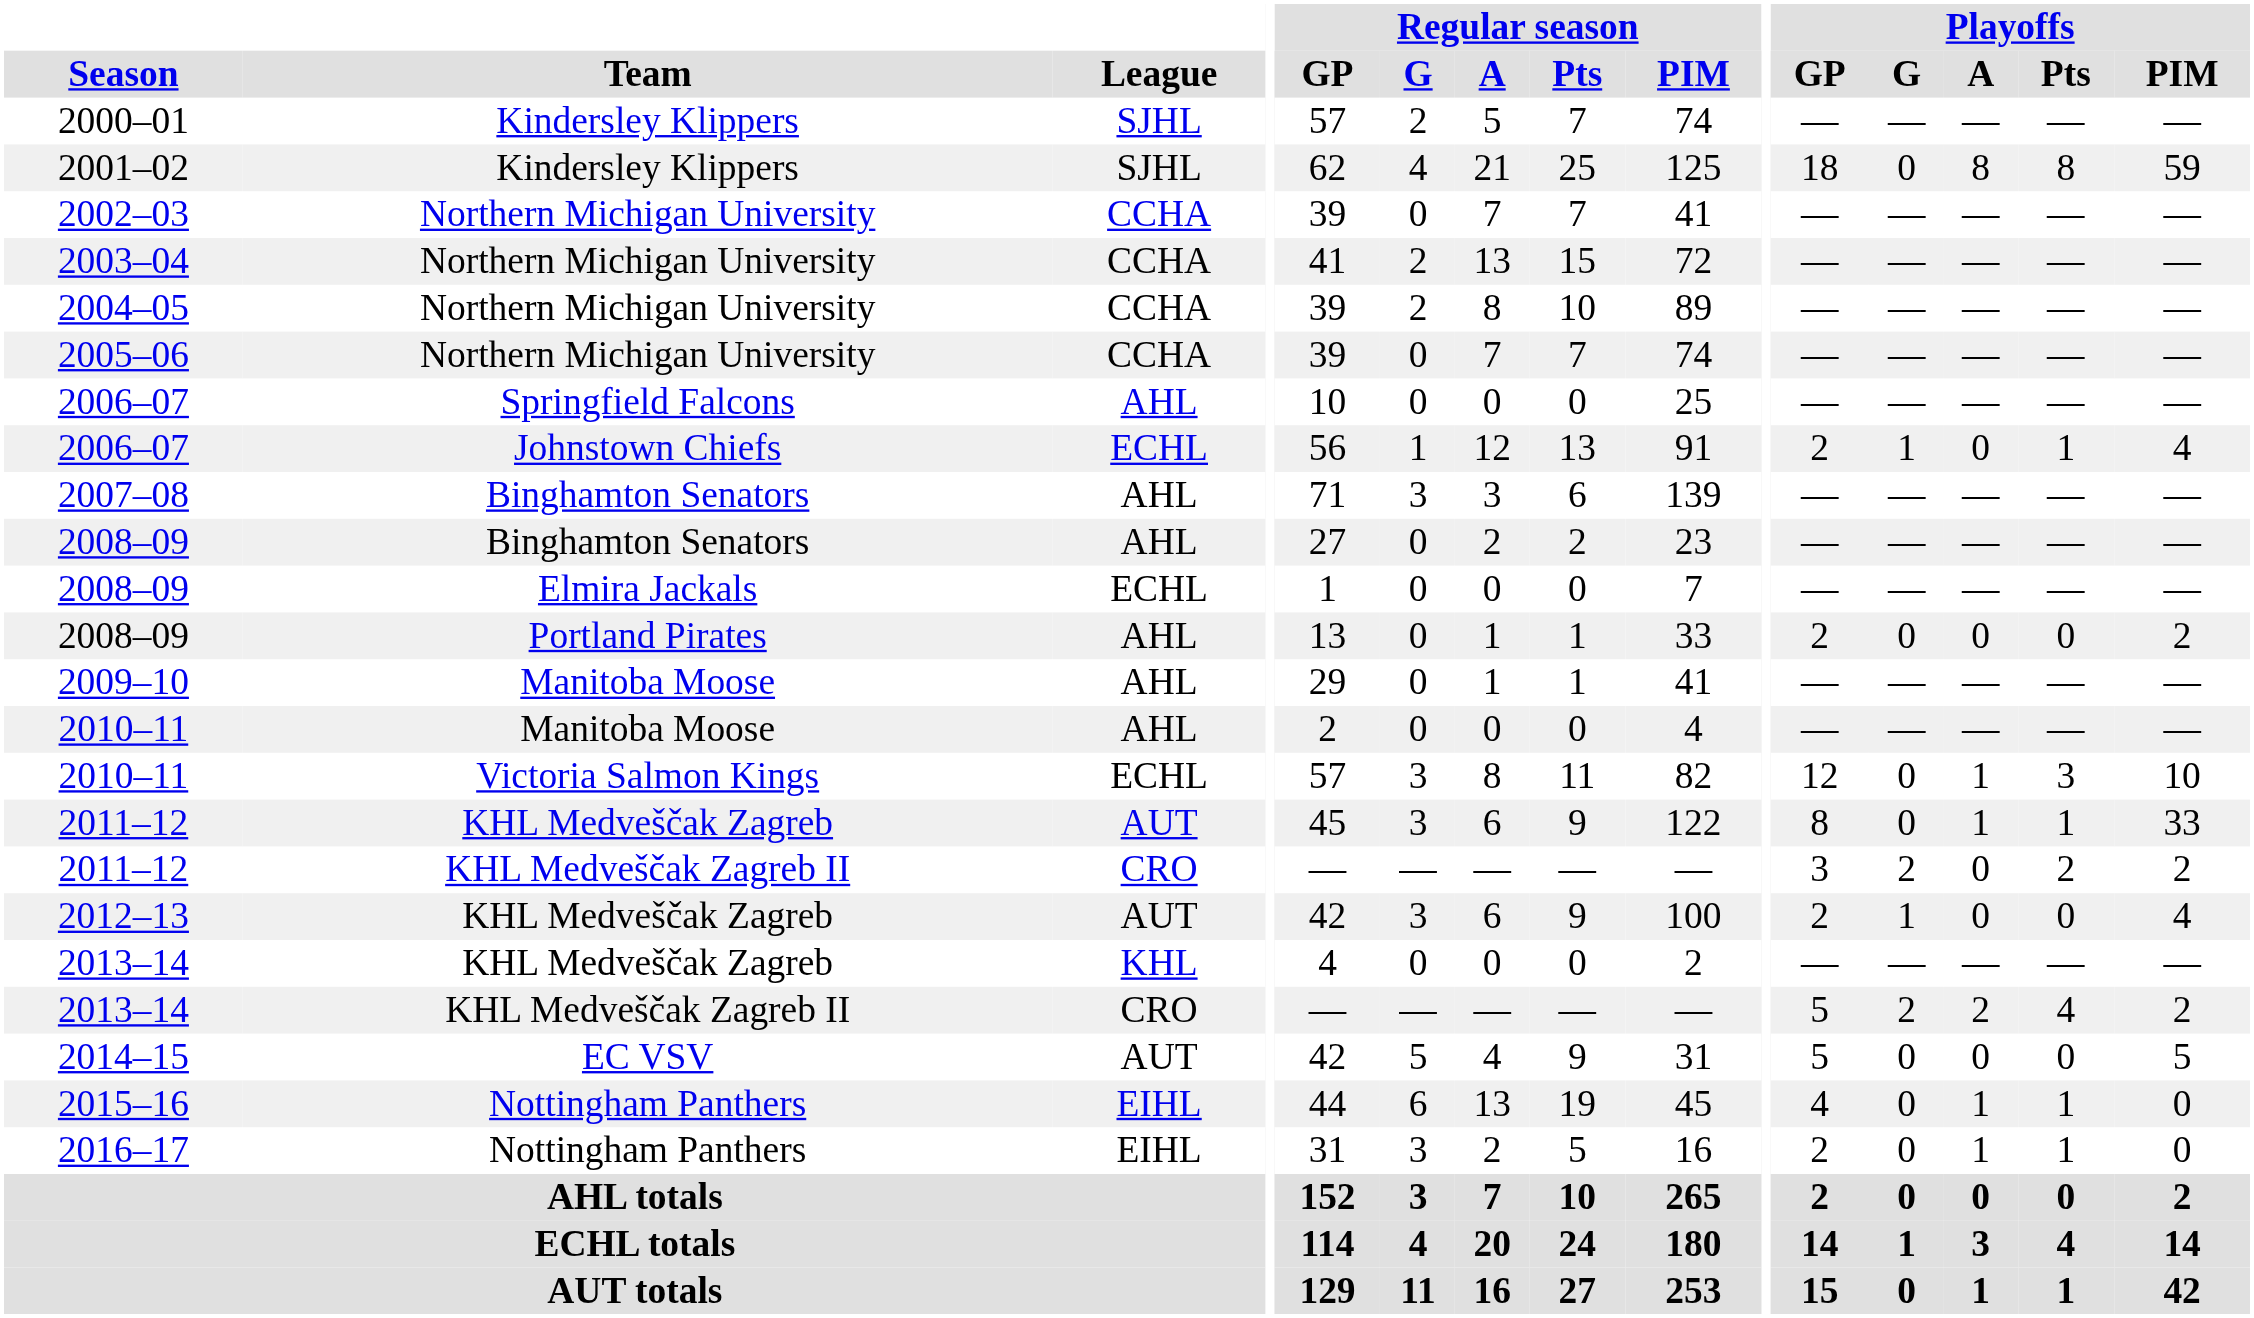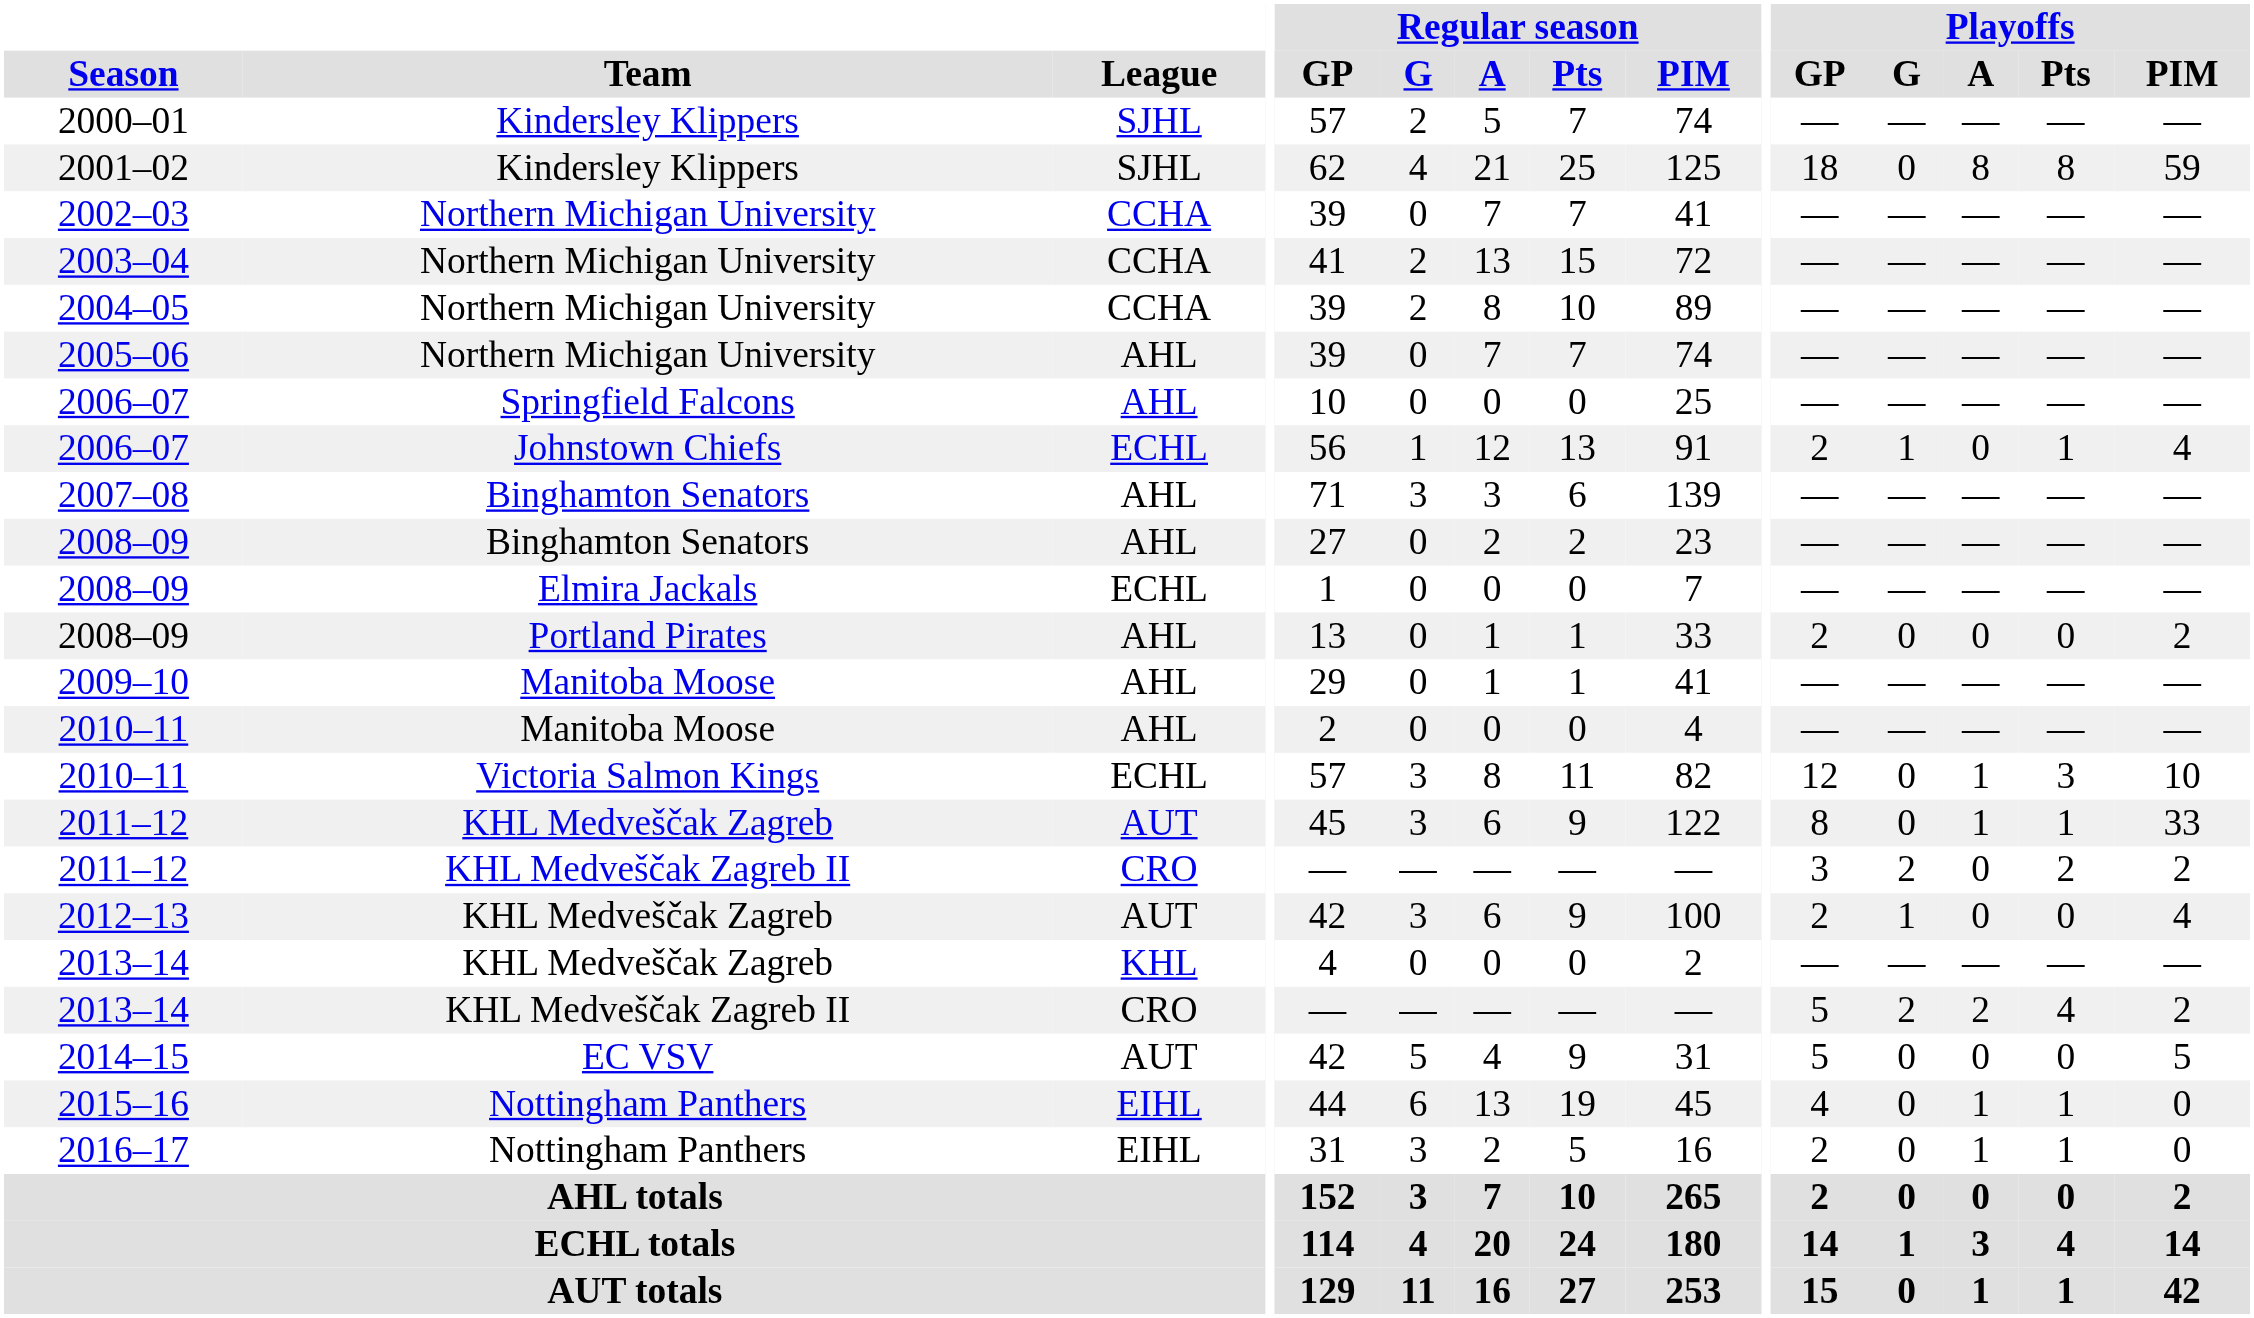(1159, 354) CCHA -> (1159, 354) AHL
